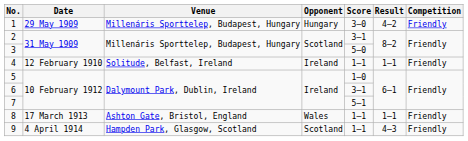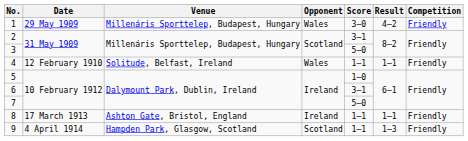(321, 24) Hungary -> (316, 24) Wales
(321, 63) Ireland -> (316, 63) Wales
(359, 103) 5–1 -> (359, 103) 5–0
(316, 116) Wales -> (321, 116) Ireland
(389, 129) 4–3 -> (389, 129) 1–3
